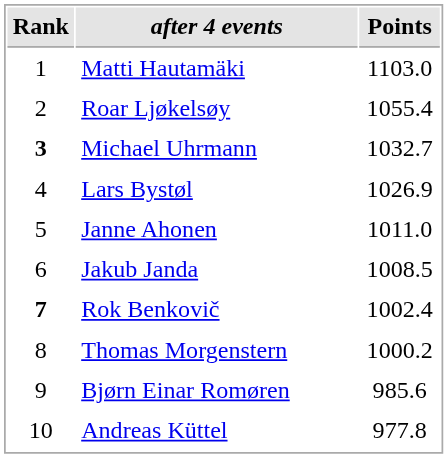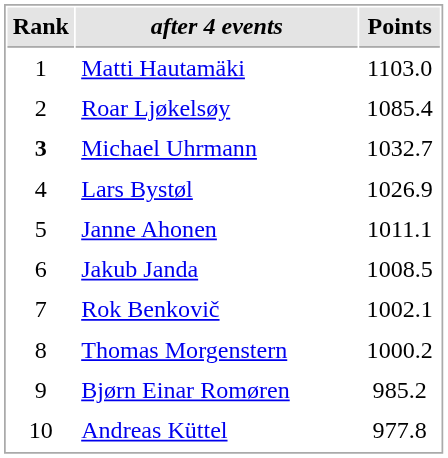(400, 108) 1055.4 -> (400, 108) 1085.4
(400, 229) 1011.0 -> (400, 229) 1011.1
(41, 309) bold -> (41, 309) normal
(400, 309) 1002.4 -> (400, 309) 1002.1
(400, 390) 985.6 -> (400, 390) 985.2
